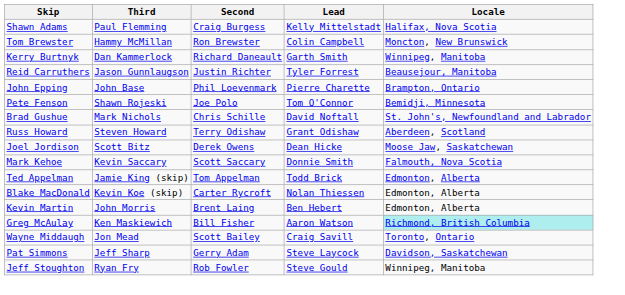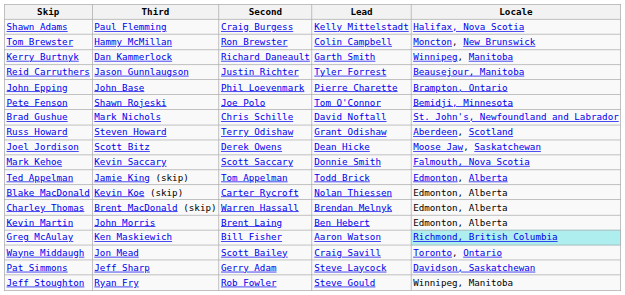+ row: (45, 207)
